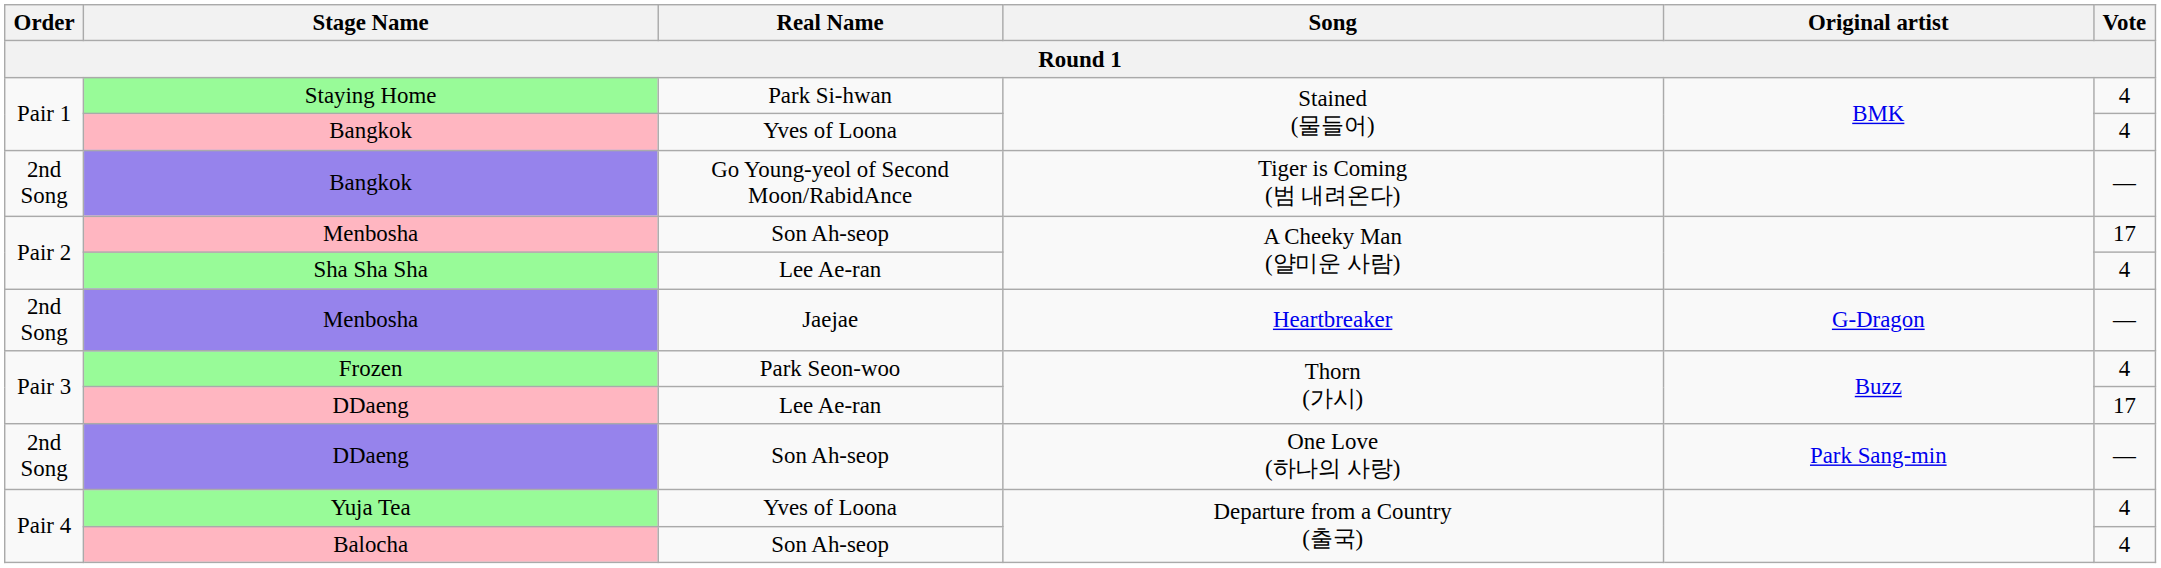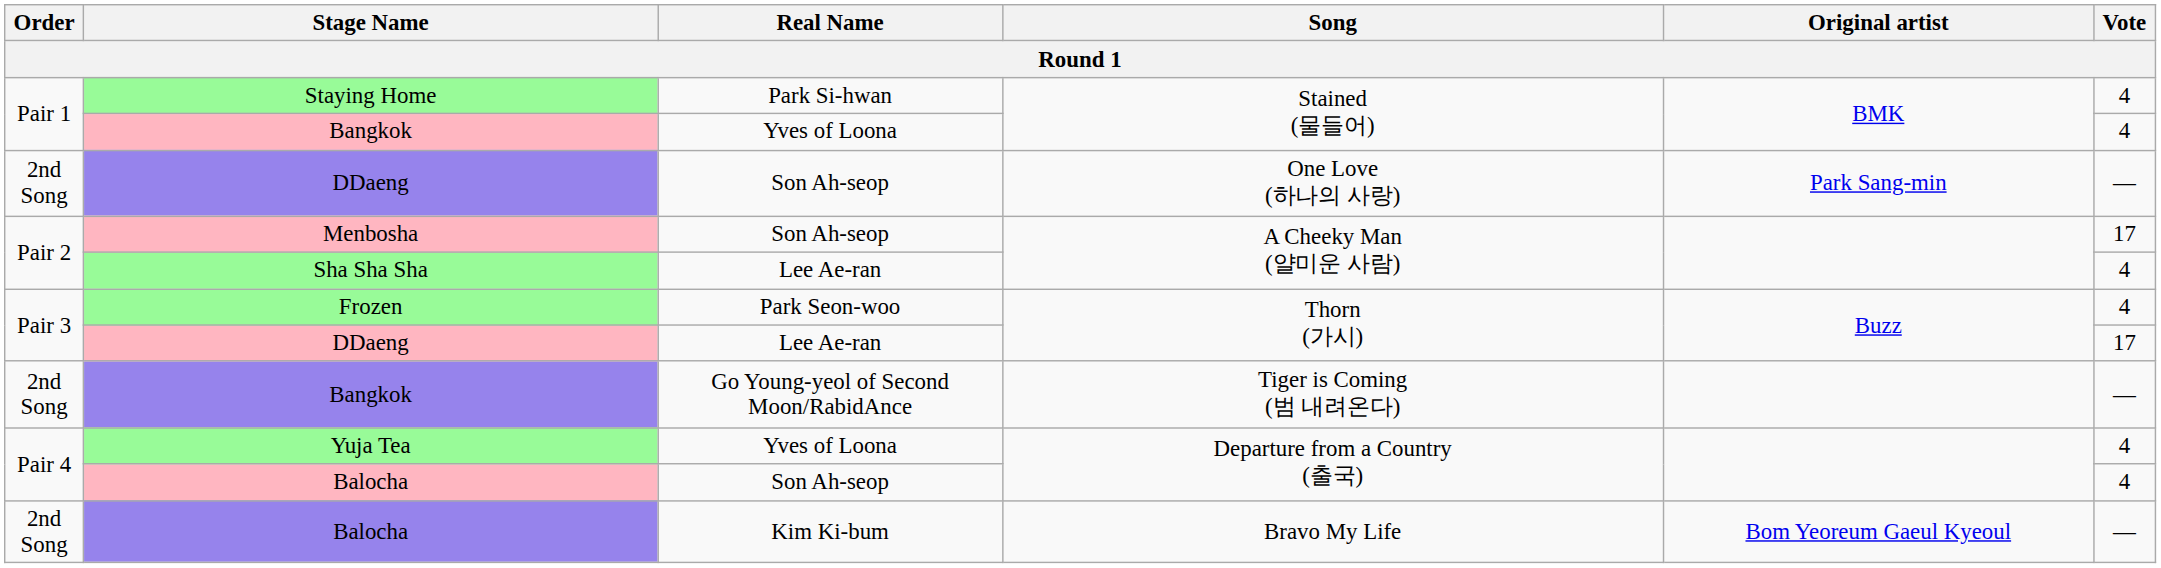rows swapped: (371, 182) <-> (371, 456)
- row: (371, 319)
+ row: (371, 531)
